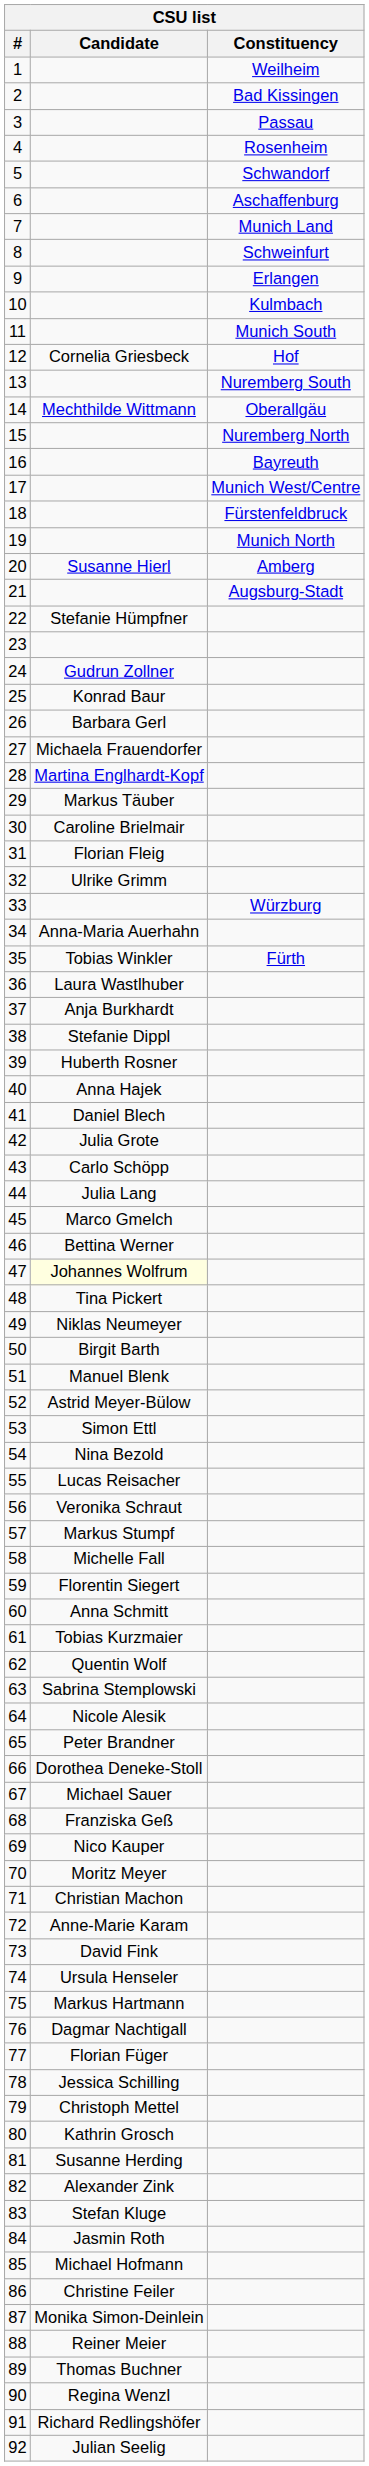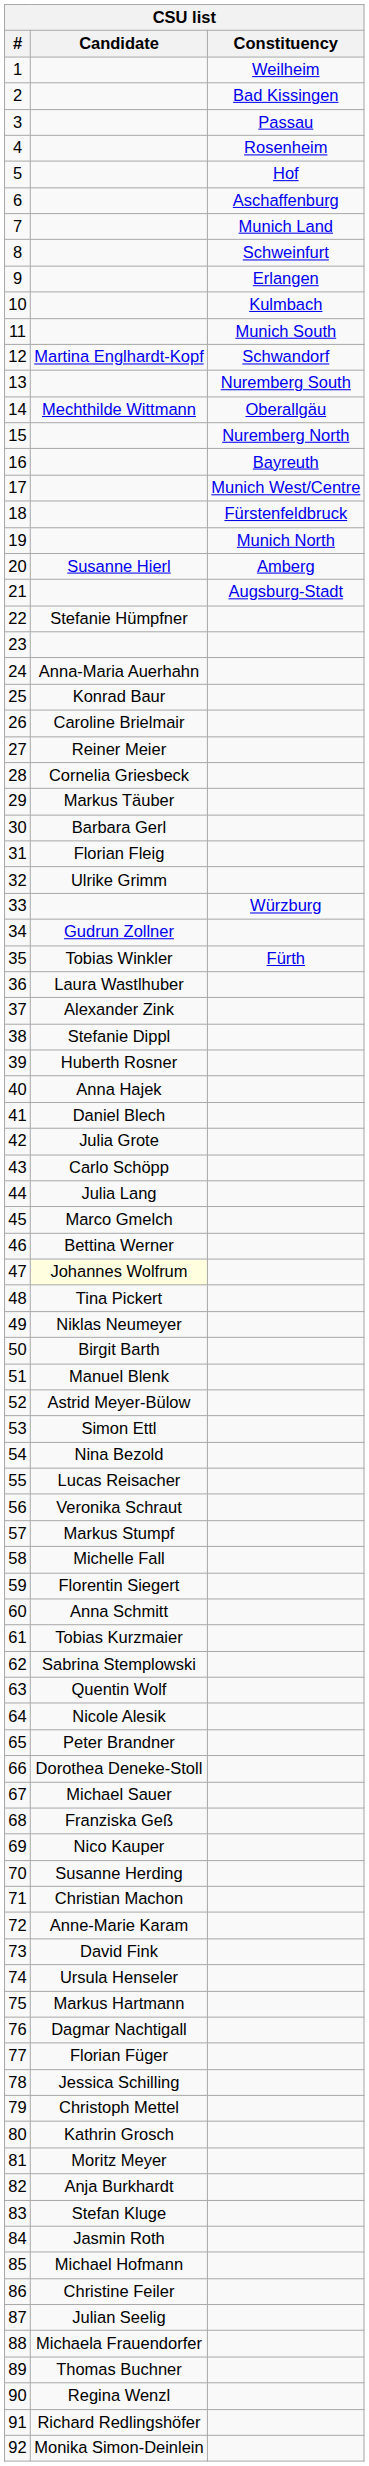(286, 174) Schwandorf -> (286, 174) Hof
(119, 357) Cornelia Griesbeck -> (119, 357) Martina Englhardt-Kopf
(286, 357) Hof -> (286, 357) Schwandorf
(119, 670) Gudrun Zollner -> (119, 670) Anna-Maria Auerhahn
(119, 723) Barbara Gerl -> (119, 723) Caroline Brielmair
(119, 749) Michaela Frauendorfer -> (119, 749) Reiner Meier
(119, 775) Martina Englhardt-Kopf -> (119, 775) Cornelia Griesbeck
(119, 827) Caroline Brielmair -> (119, 827) Barbara Gerl
(119, 932) Anna-Maria Auerhahn -> (119, 932) Gudrun Zollner
(119, 1010) Anja Burkhardt -> (119, 1010) Alexander Zink
(119, 1664) Quentin Wolf -> (119, 1664) Sabrina Stemplowski
(119, 1690) Sabrina Stemplowski -> (119, 1690) Quentin Wolf
(119, 1873) Moritz Meyer -> (119, 1873) Susanne Herding
(119, 2160) Susanne Herding -> (119, 2160) Moritz Meyer
(119, 2186) Alexander Zink -> (119, 2186) Anja Burkhardt
(119, 2317) Monika Simon-Deinlein -> (119, 2317) Julian Seelig
(119, 2343) Reiner Meier -> (119, 2343) Michaela Frauendorfer
(119, 2448) Julian Seelig -> (119, 2448) Monika Simon-Deinlein
